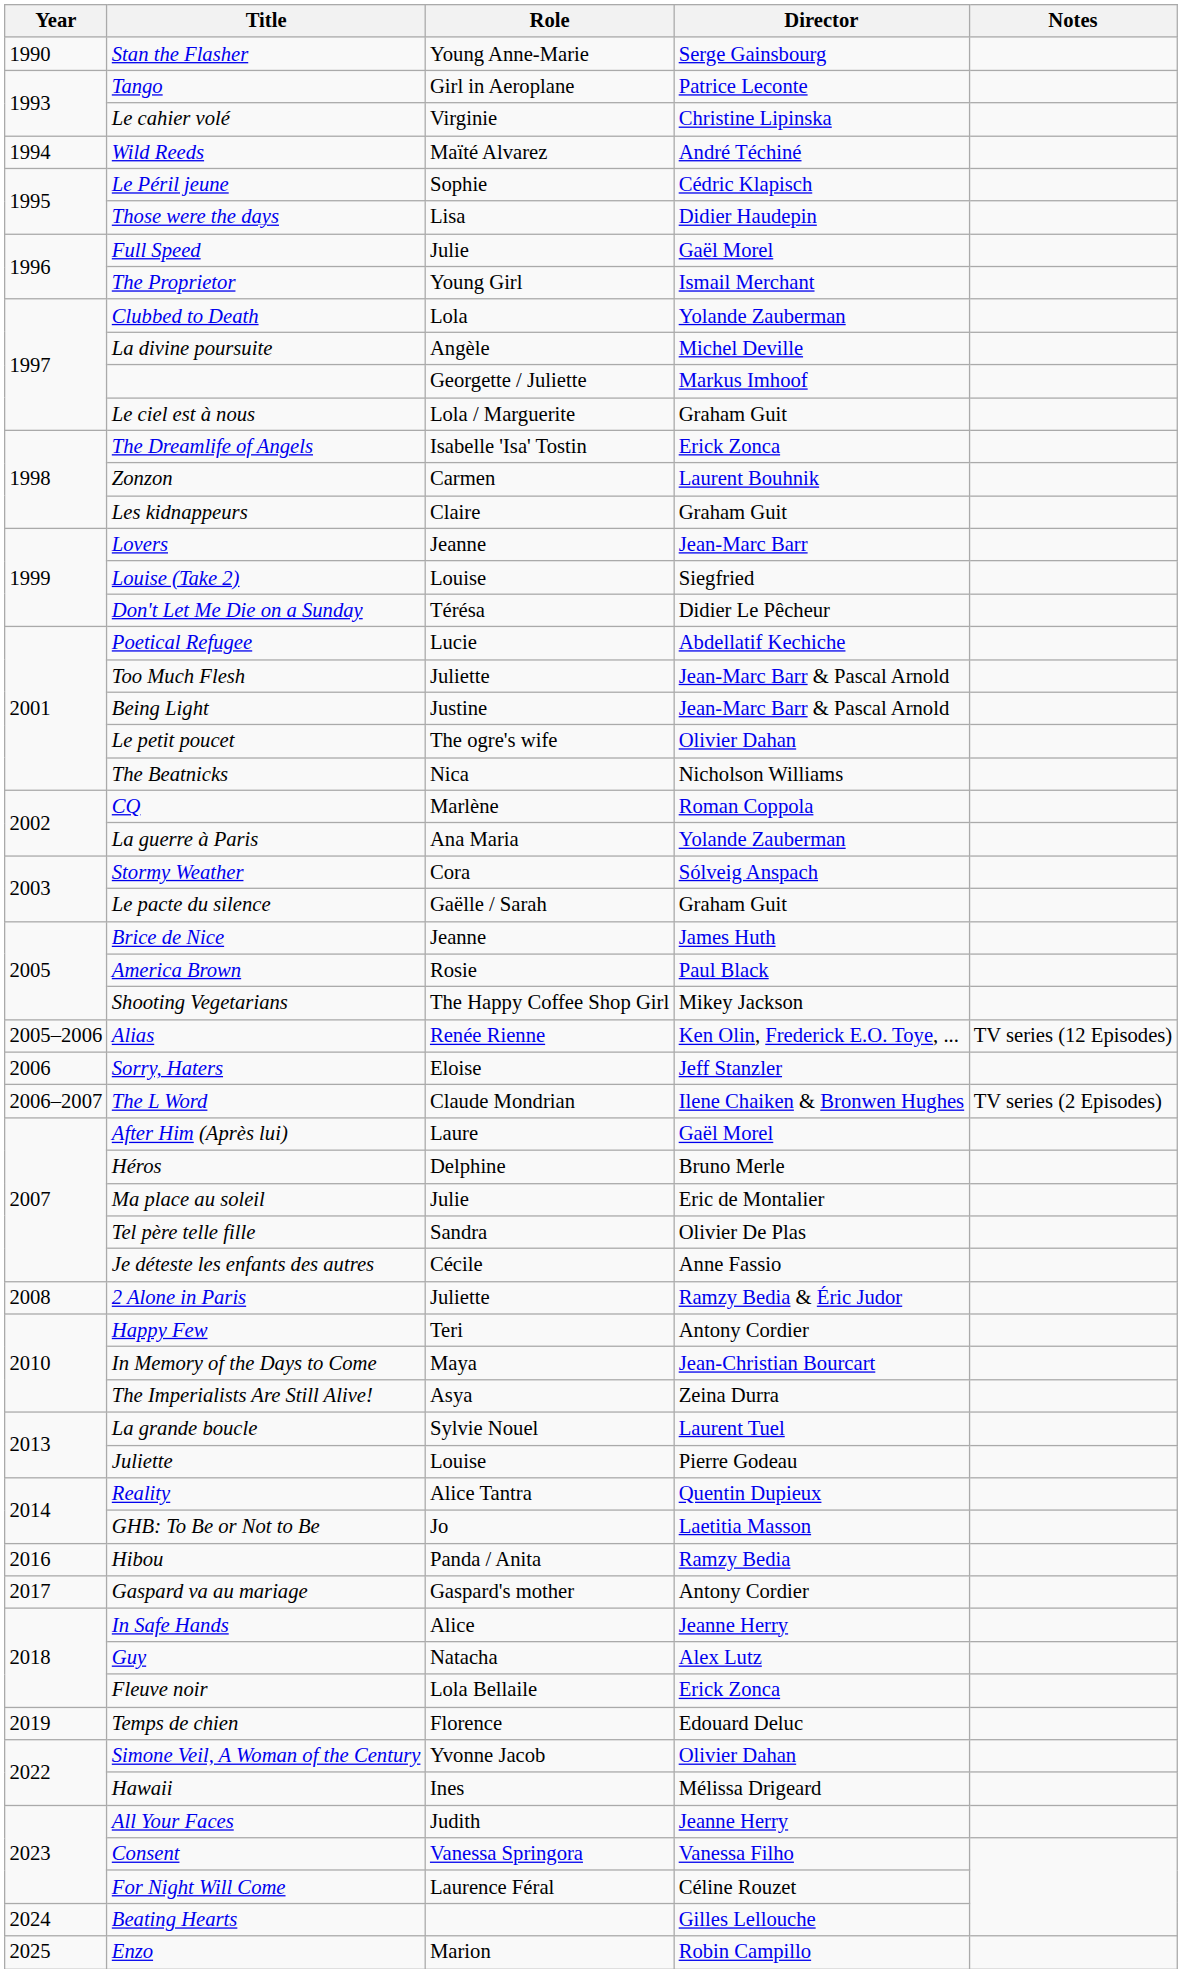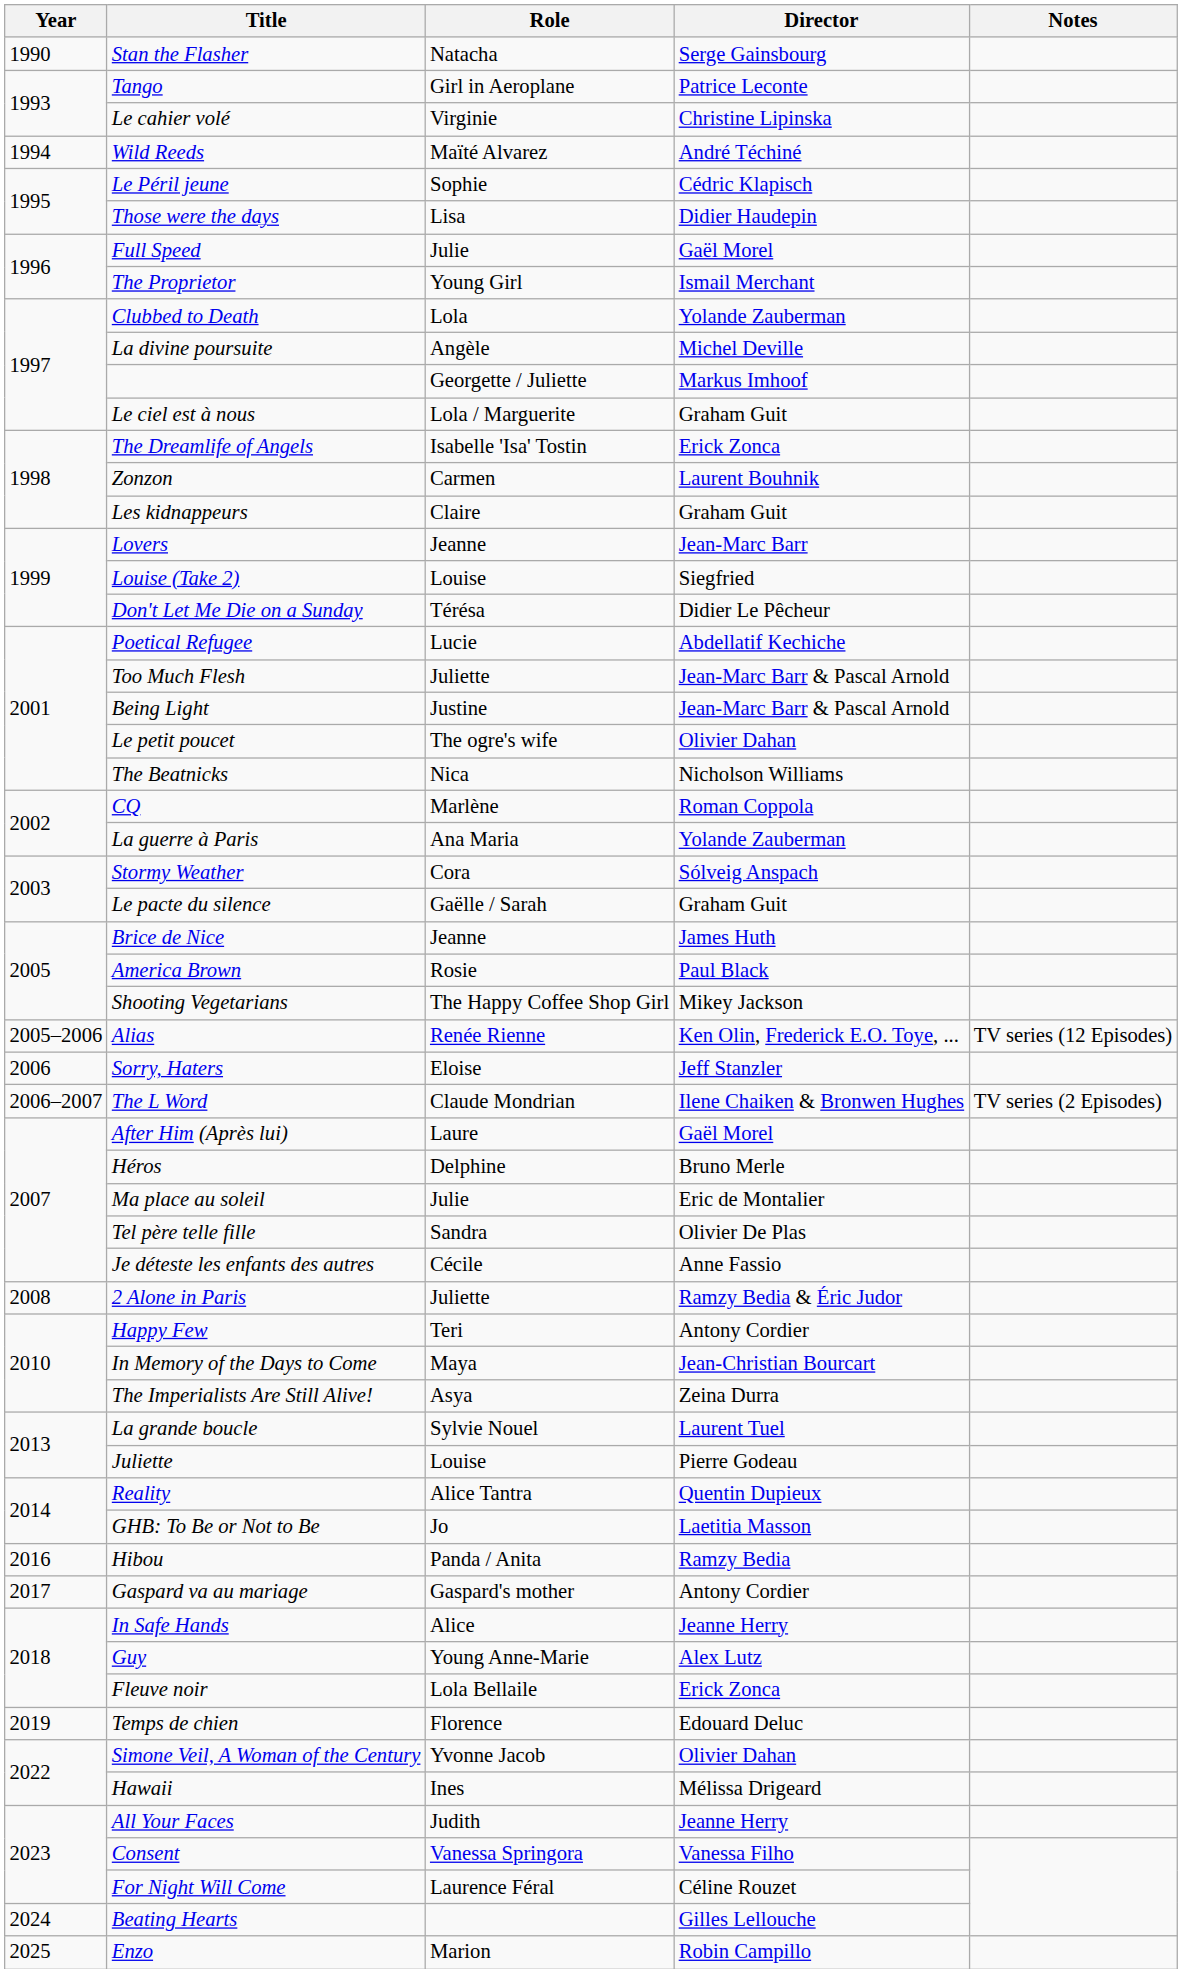(509, 53) Young Anne-Marie -> (464, 53) Natacha
(464, 1657) Natacha -> (509, 1657) Young Anne-Marie
